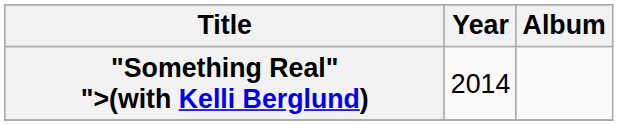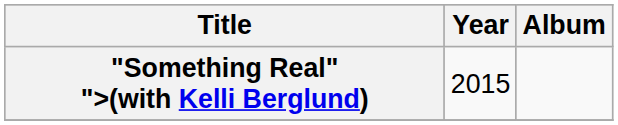(481, 83) 2014 -> (481, 83) 2015
